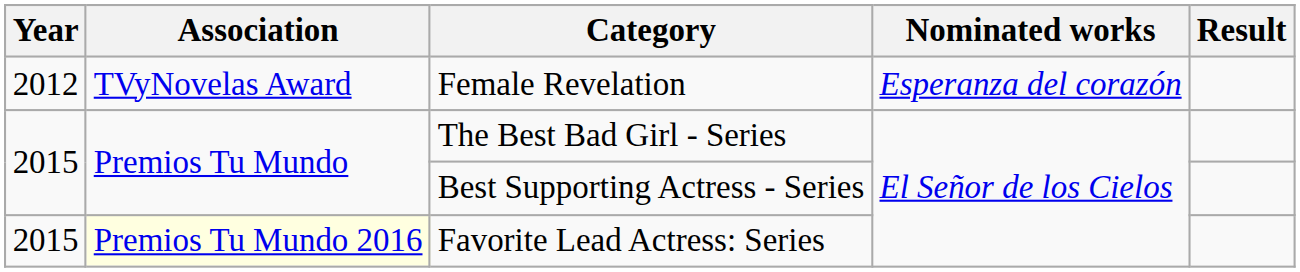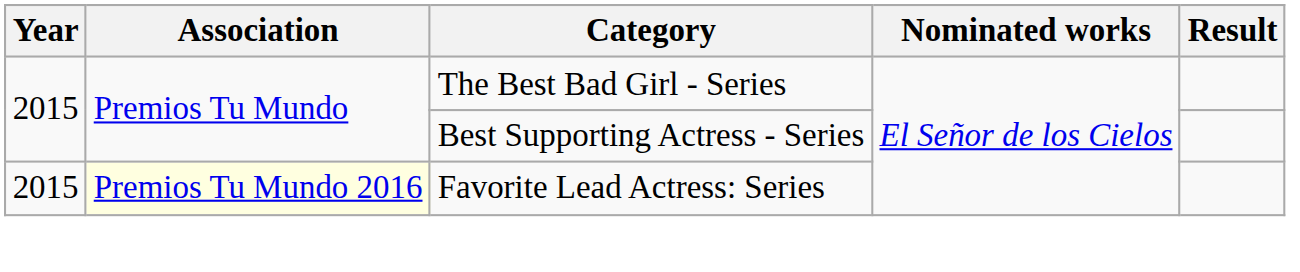- row: (562, 82)
